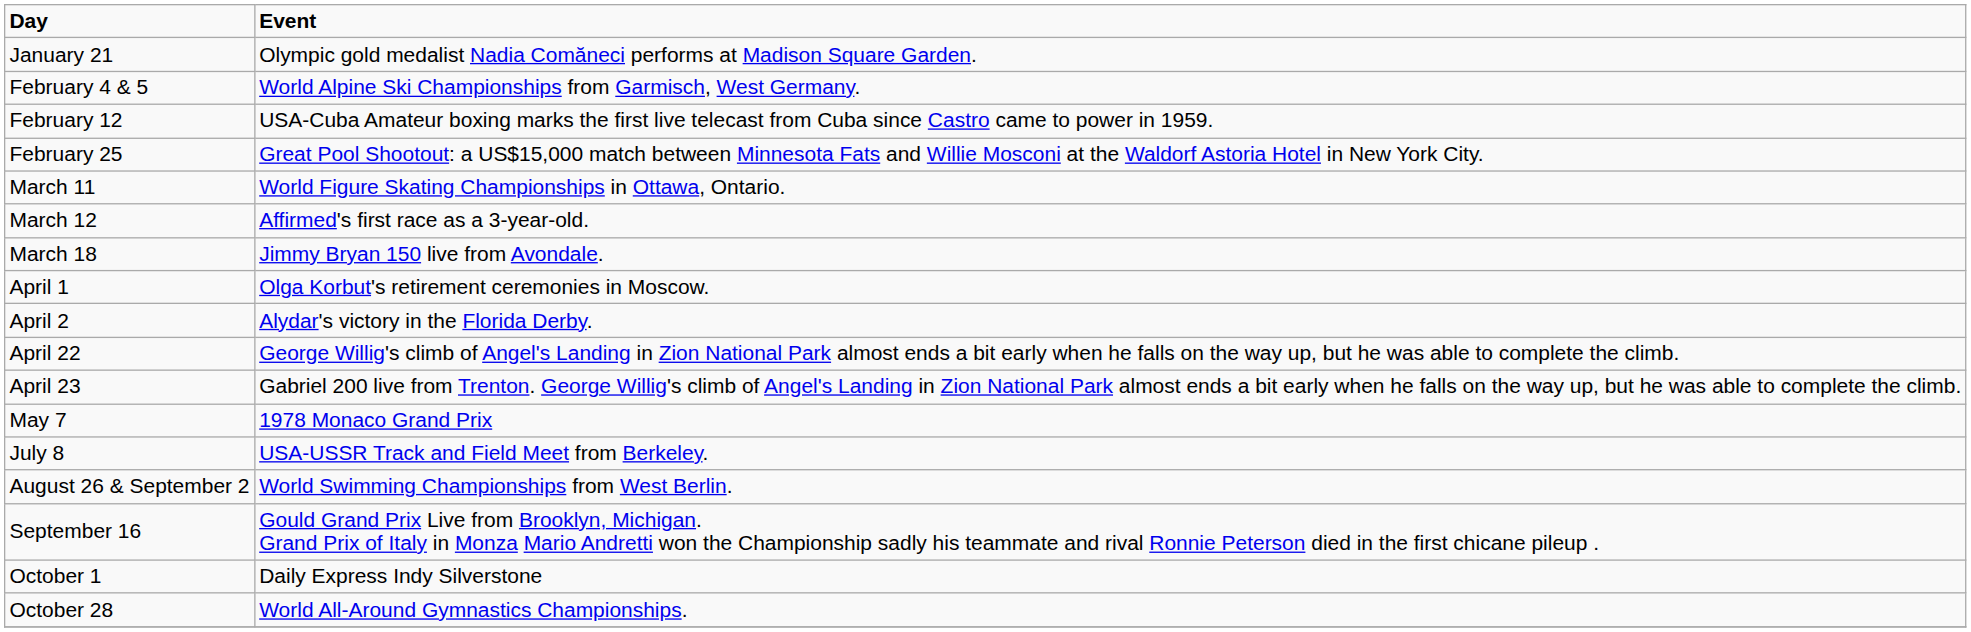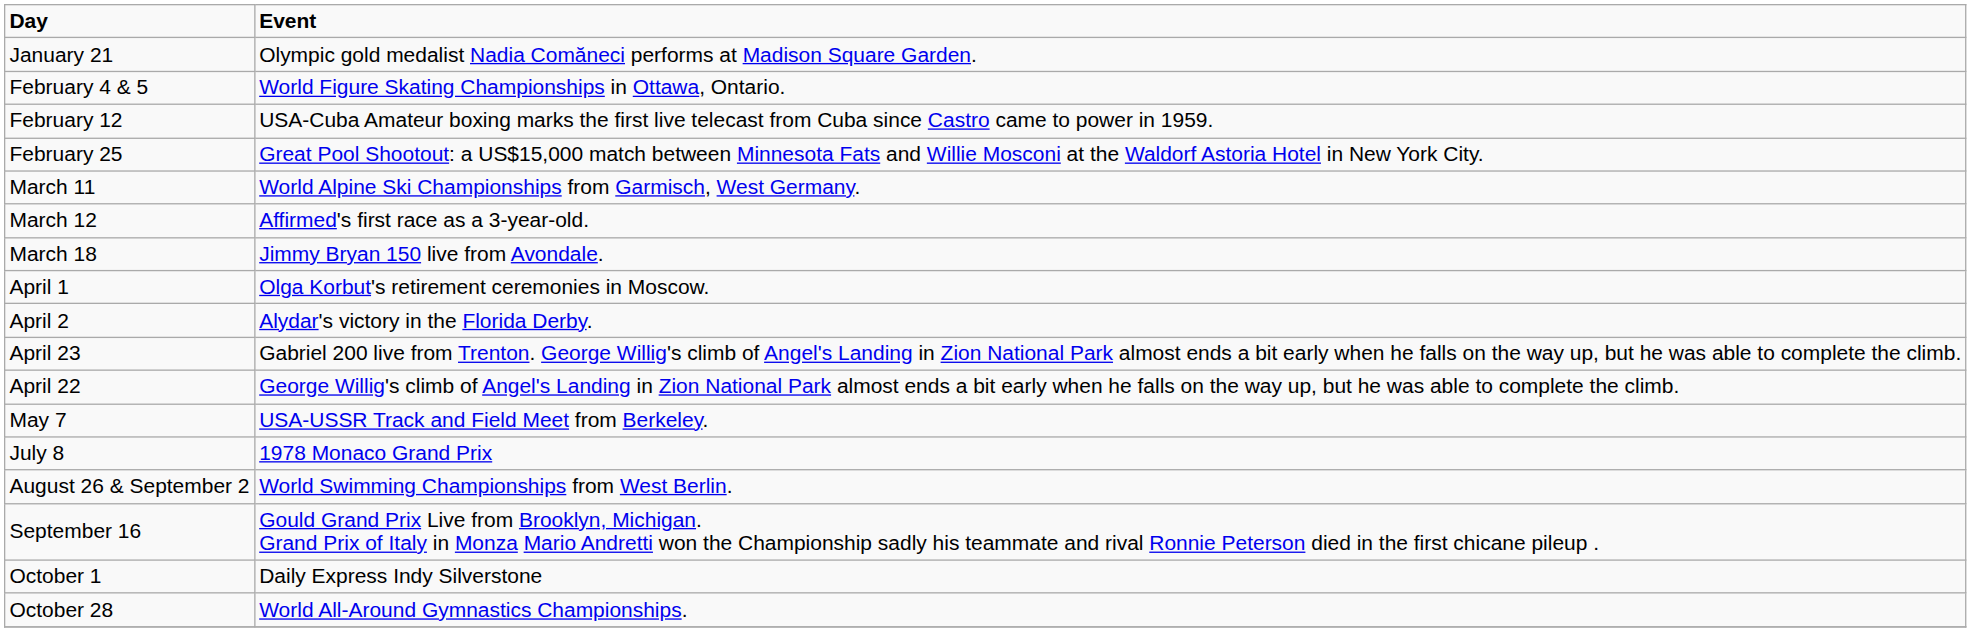(560, 87) World Alpine Ski Championships from Garmisch, West Germany. -> (522, 87) World Figure Skating Championships in Ottawa, Ontario.
(522, 187) World Figure Skating Championships in Ottawa, Ontario. -> (560, 187) World Alpine Ski Championships from Garmisch, West Germany.
rows swapped: (45, 353) <-> (45, 386)
(376, 420) 1978 Monaco Grand Prix -> (484, 420) USA-USSR Track and Field Meet from Berkeley.
(484, 453) USA-USSR Track and Field Meet from Berkeley. -> (376, 453) 1978 Monaco Grand Prix
